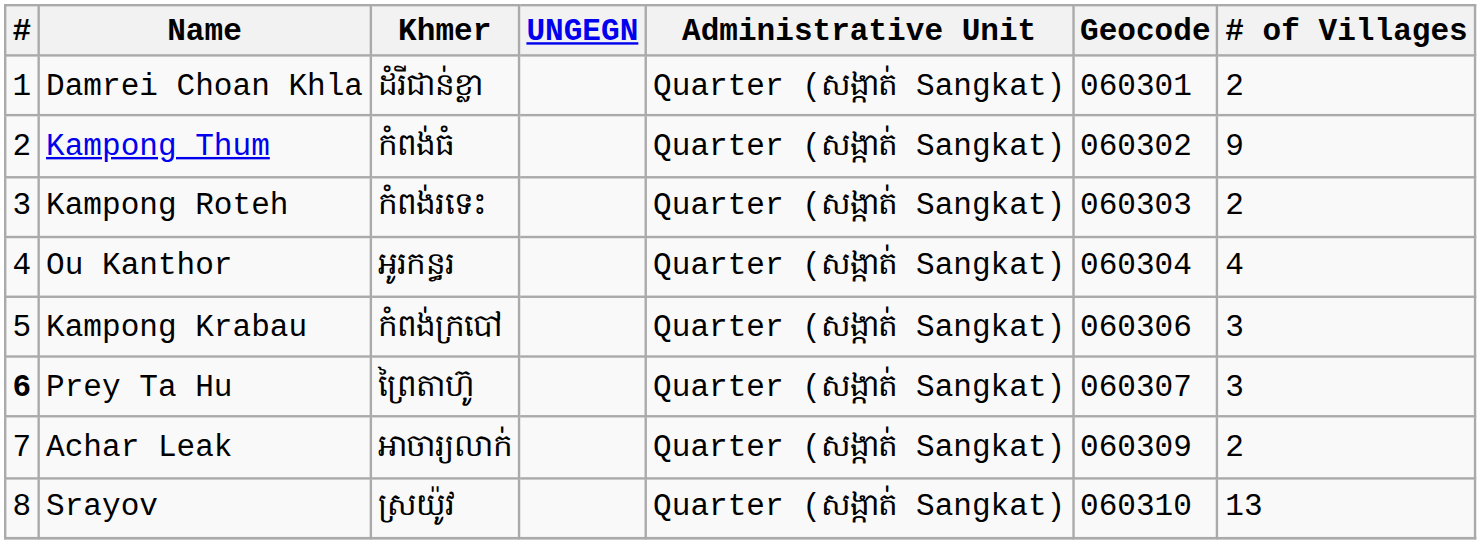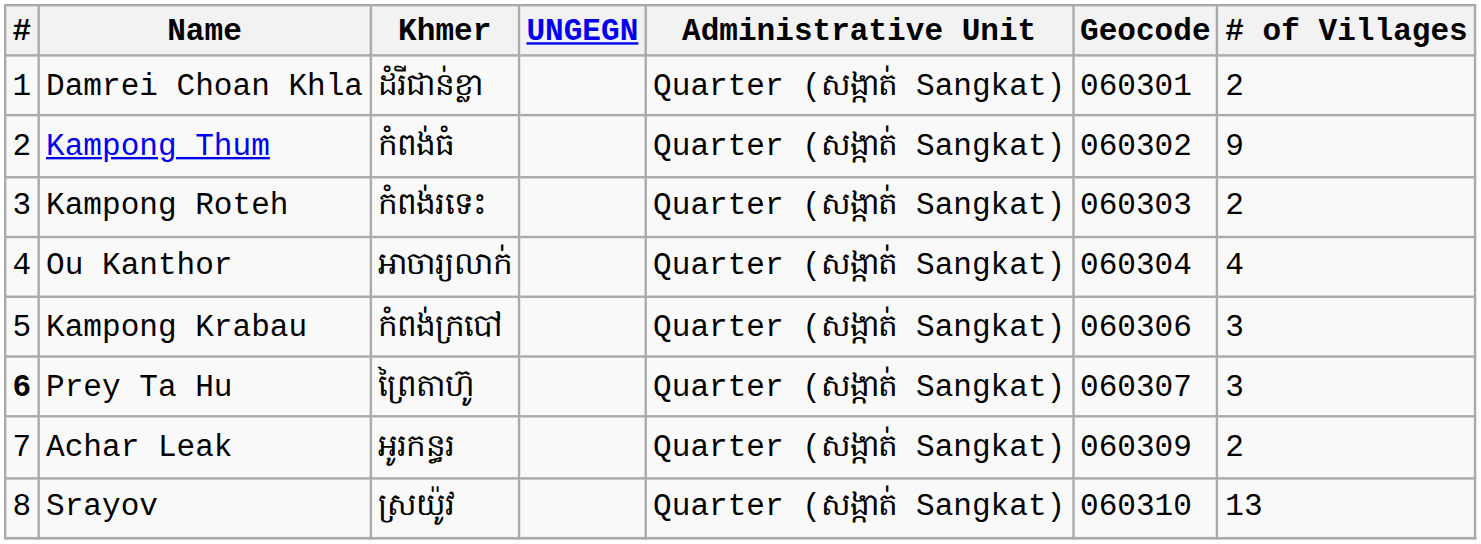(416, 267) អូរកន្ធរ -> (445, 267) អាចារ្យលាក់
(445, 447) អាចារ្យលាក់ -> (416, 447) អូរកន្ធរ
